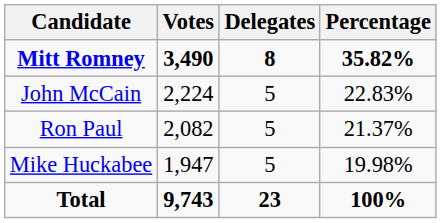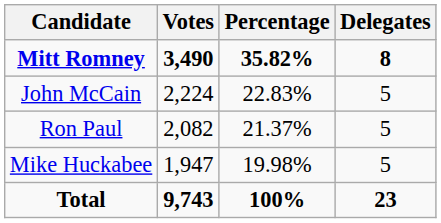columns swapped: (378, 22) <-> (270, 22)
